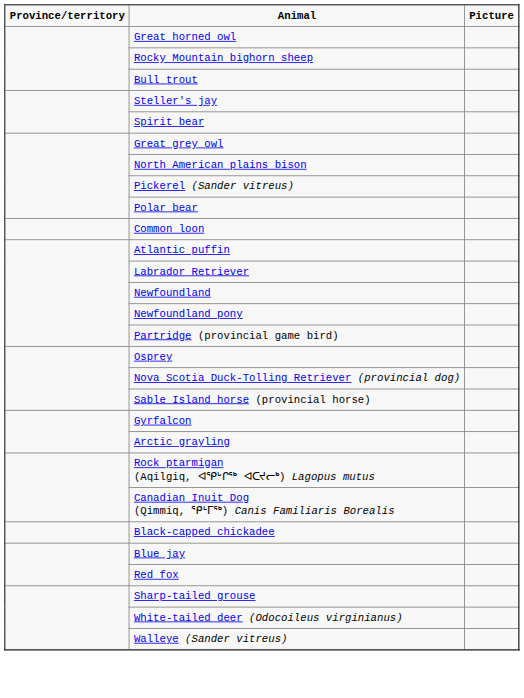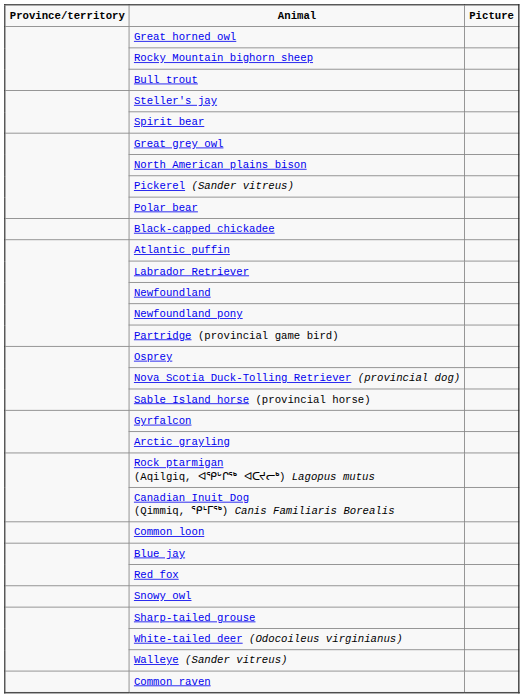rows swapped: (204, 532) <-> (169, 229)
+ row: (163, 596)
+ row: (172, 682)
